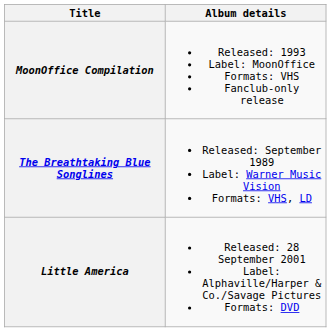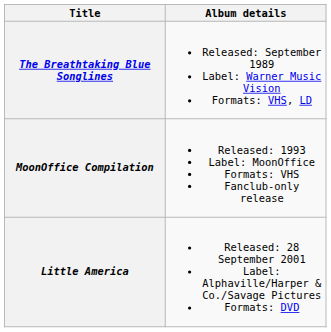rows swapped: (85, 168) <-> (85, 70)
